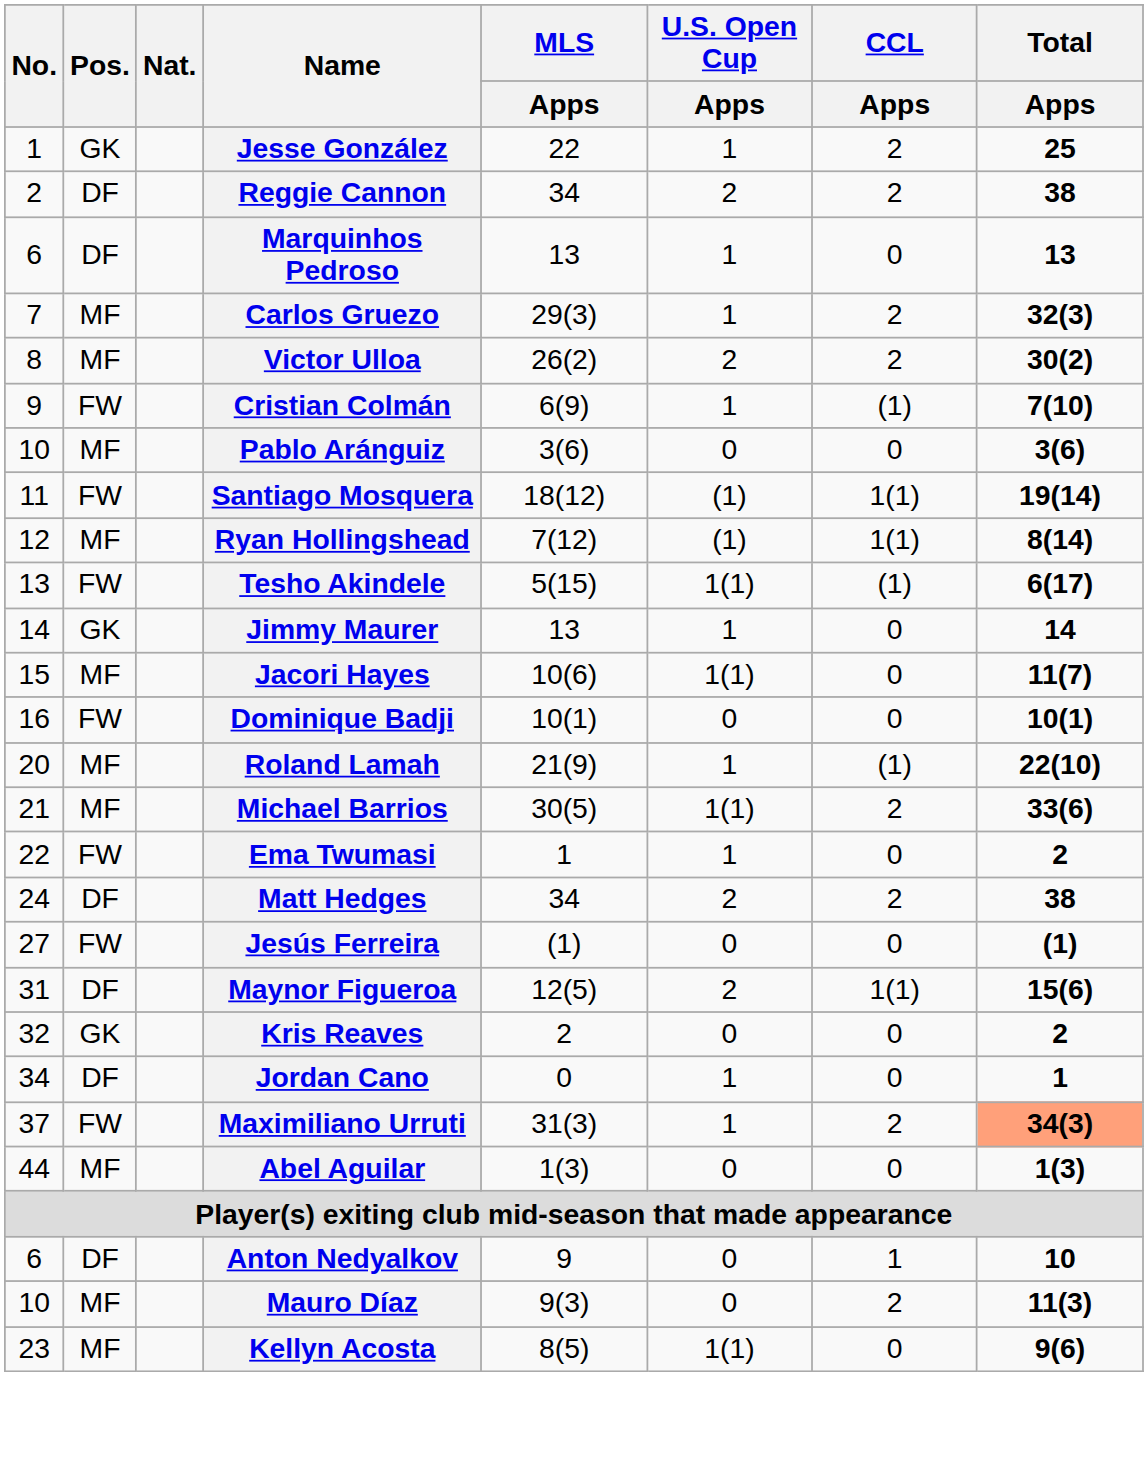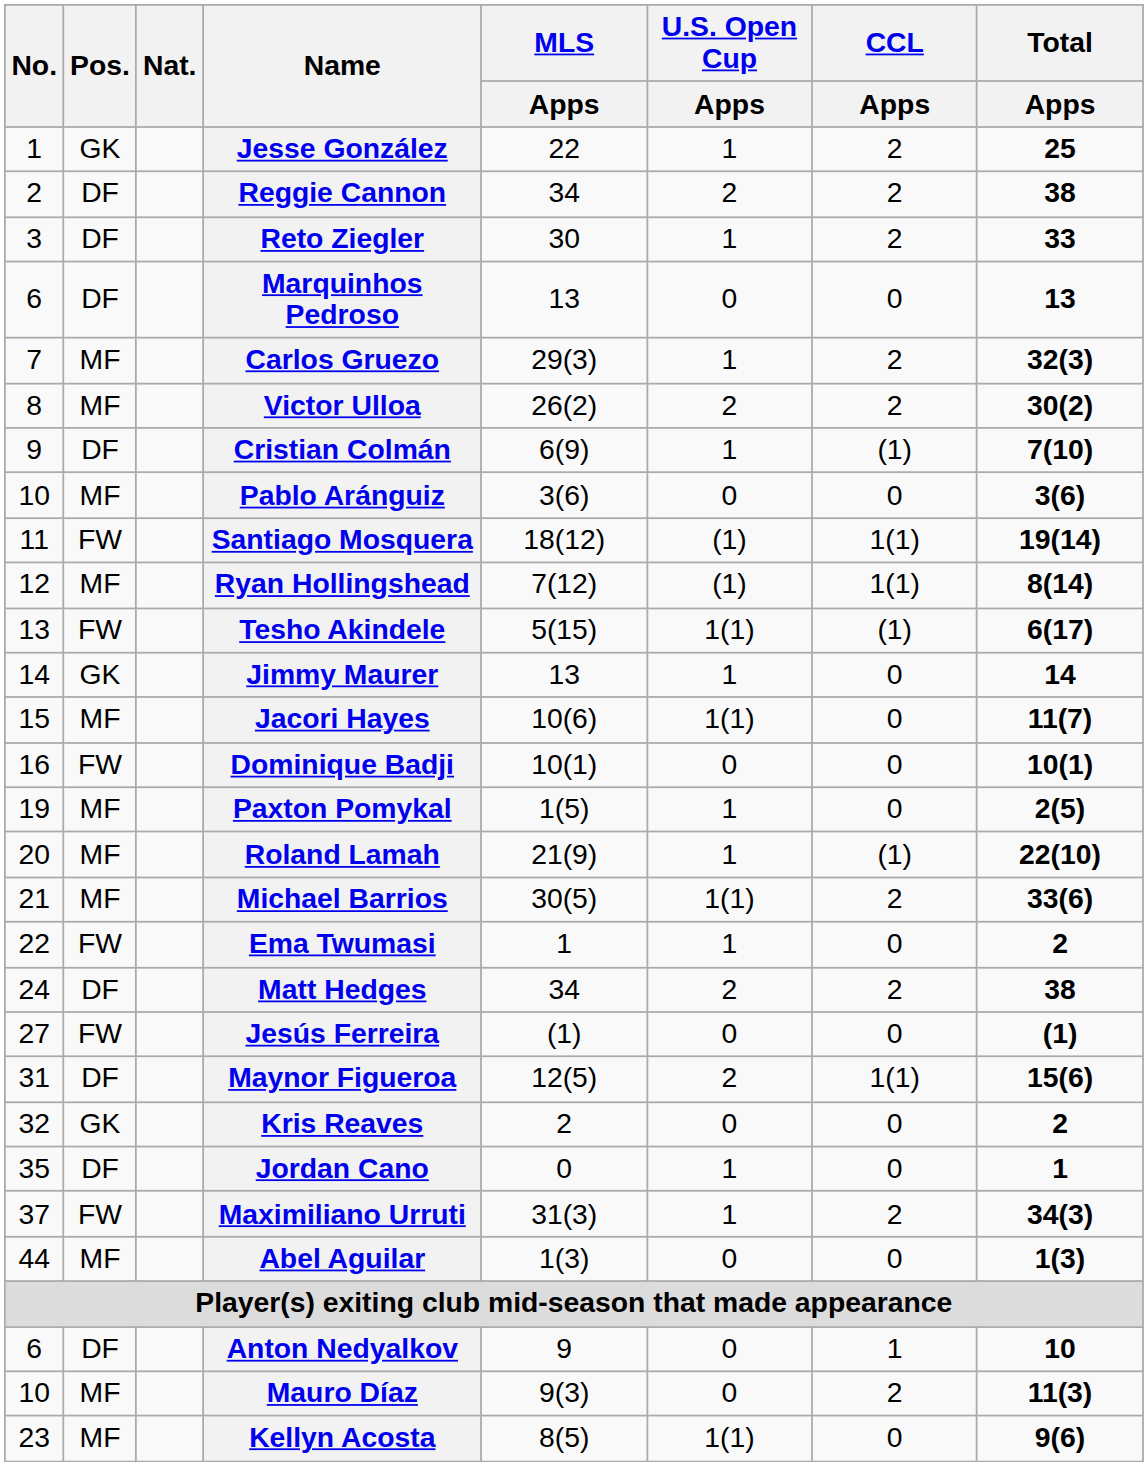+ row: (342, 238)
(729, 254) 1 -> (729, 299) 0
(100, 405) FW -> (100, 449) DF
+ row: (342, 809)
(34, 1078) 34 -> (34, 1168) 35
(1060, 1123) lightsalmon background -> (1060, 1213) no background
